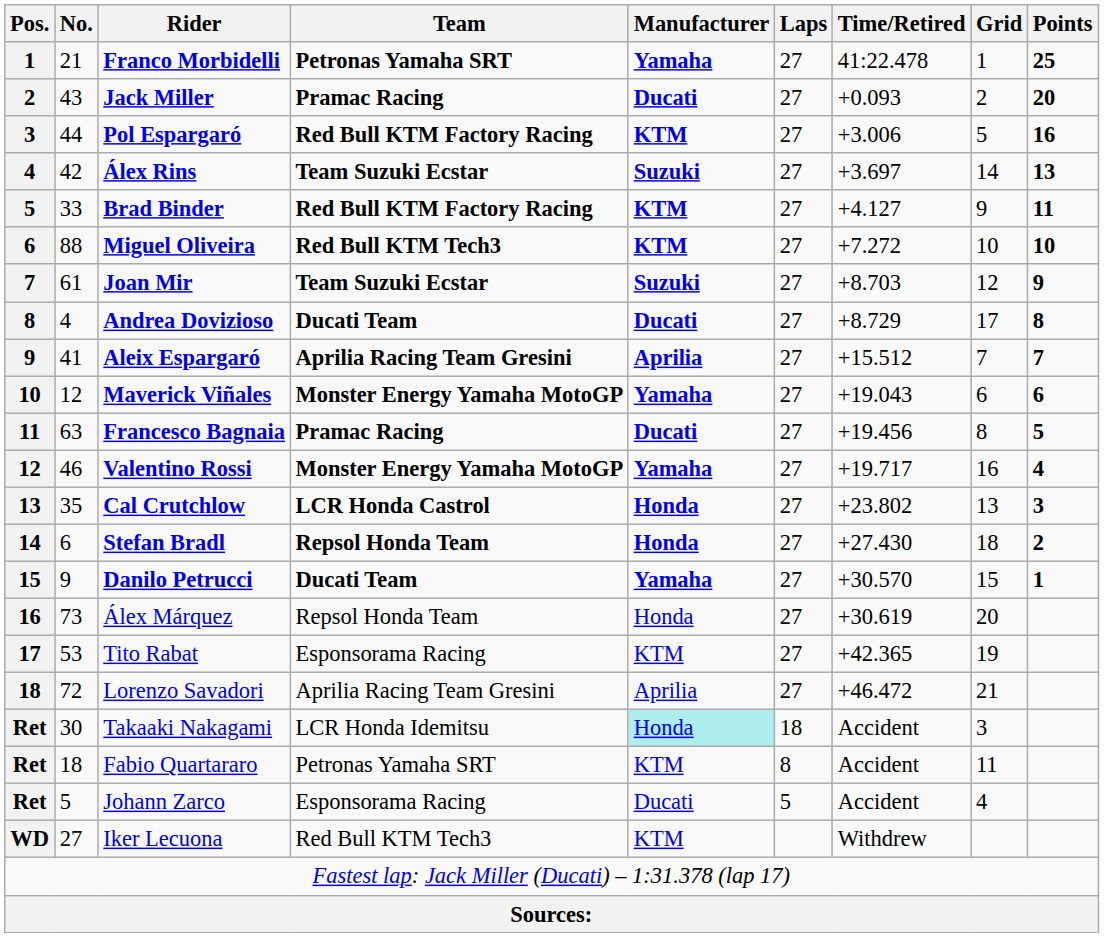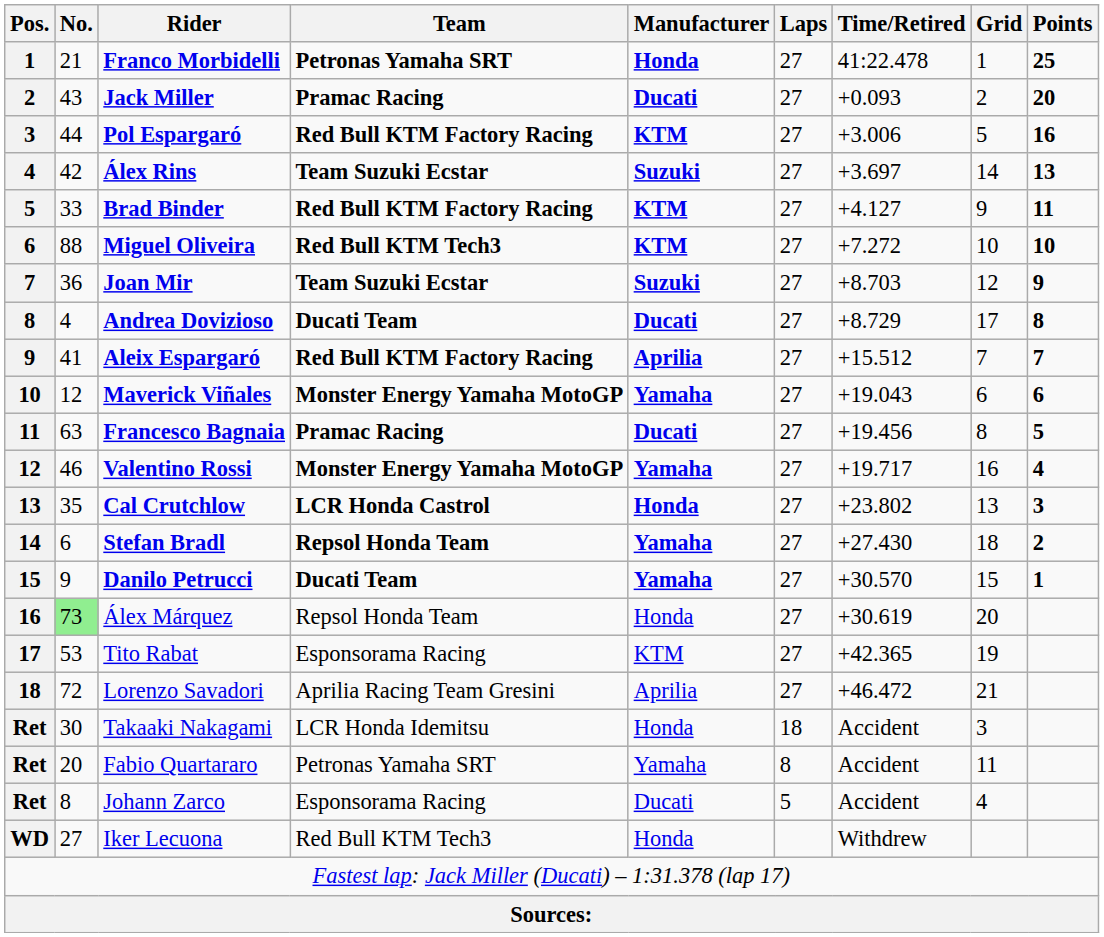(673, 60) Yamaha -> (666, 60) Honda
(71, 282) 61 -> (71, 282) 36
(434, 357) Aprilia Racing Team Gresini -> (444, 357) Red Bull KTM Factory Racing
(666, 542) Honda -> (673, 542) Yamaha
(71, 616) no background -> (71, 616) lightgreen background
(664, 727) paleturquoise background -> (664, 727) no background
(71, 765) 18 -> (71, 765) 20
(659, 765) KTM -> (670, 765) Yamaha
(65, 802) 5 -> (65, 802) 8
(659, 839) KTM -> (664, 839) Honda
